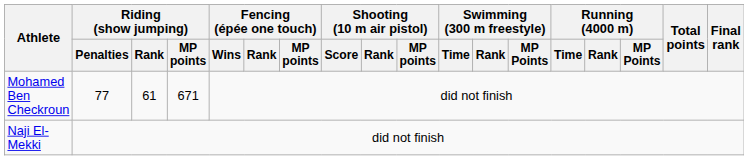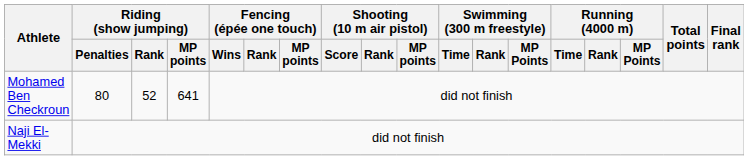(102, 96) 77 -> (102, 96) 80
(149, 96) 61 -> (149, 96) 52
(188, 96) 671 -> (188, 96) 641
